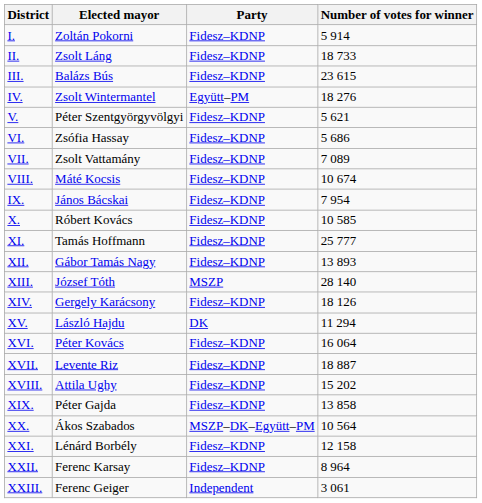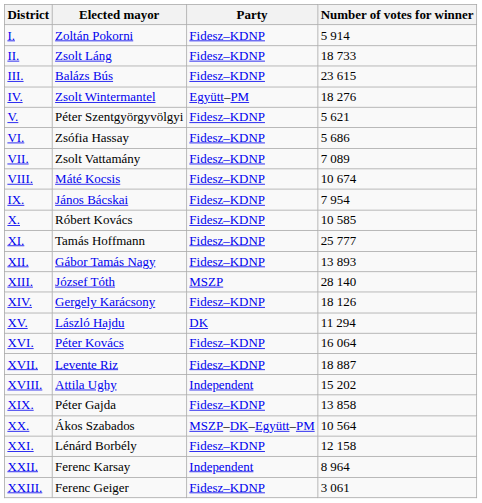(227, 384) Fidesz–KDNP -> (221, 384) Independent
(227, 466) Fidesz–KDNP -> (221, 466) Independent
(221, 487) Independent -> (227, 487) Fidesz–KDNP
